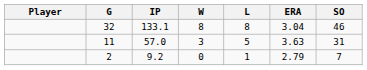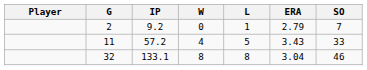rows swapped: (109, 27) <-> (109, 57)
(155, 42) 57.0 -> (155, 42) 57.2
(201, 42) 3 -> (201, 42) 4
(293, 42) 3.63 -> (293, 42) 3.43
(339, 42) 31 -> (339, 42) 33
